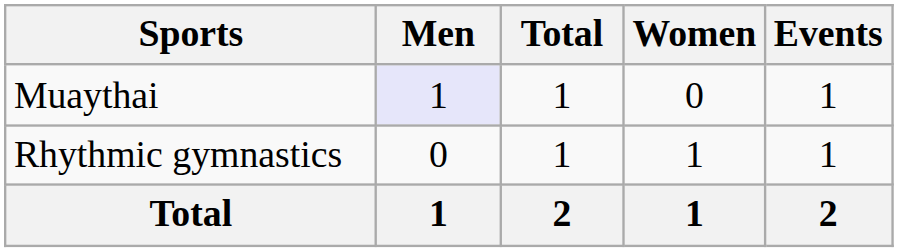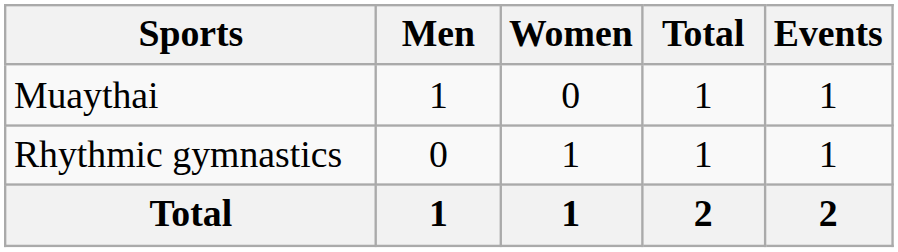columns swapped: (694, 34) <-> (562, 34)
(438, 94) lavender background -> (438, 94) no background
